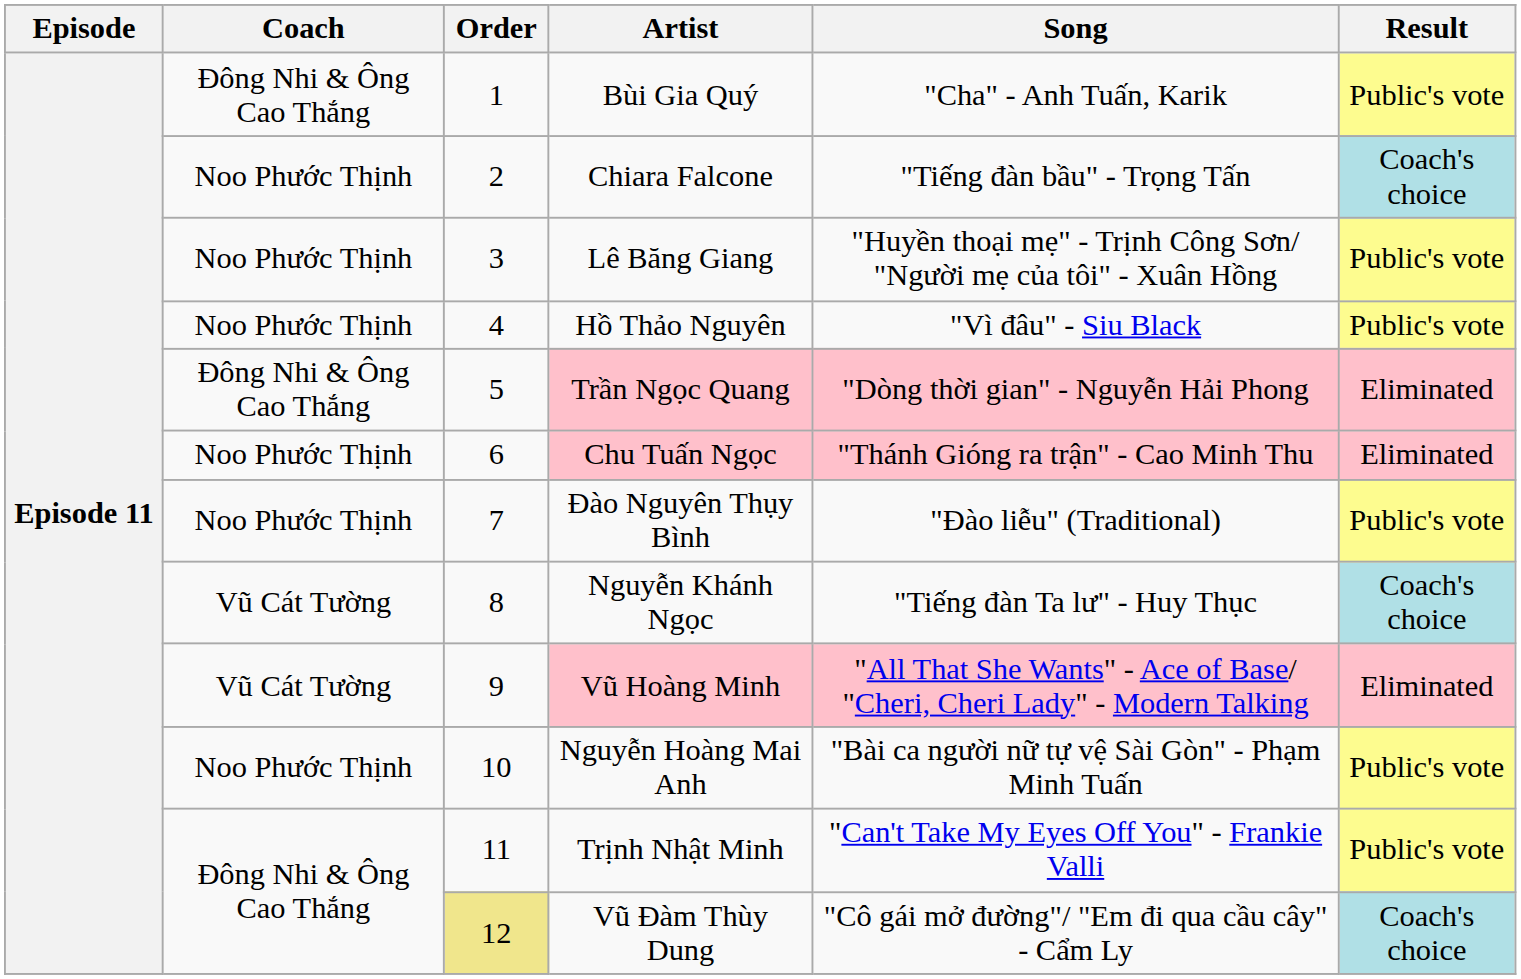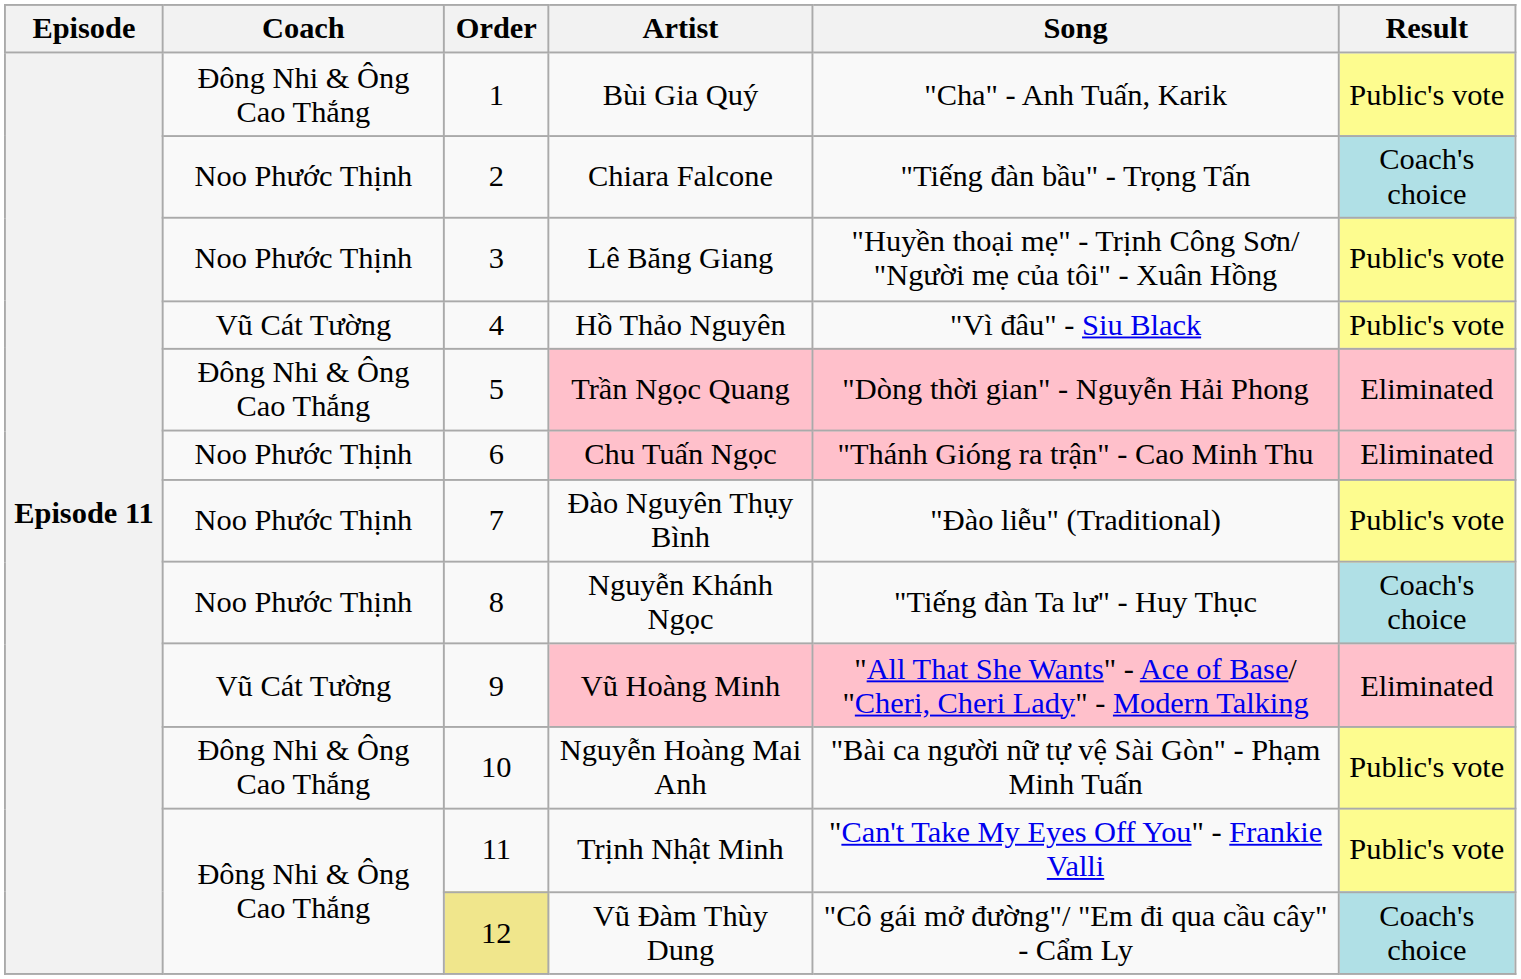(303, 324) Noo Phước Thịnh -> (303, 324) Vũ Cát Tường
(303, 602) Vũ Cát Tường -> (303, 602) Noo Phước Thịnh
(303, 767) Noo Phước Thịnh -> (303, 767) Đông Nhi & Ông Cao Thắng
